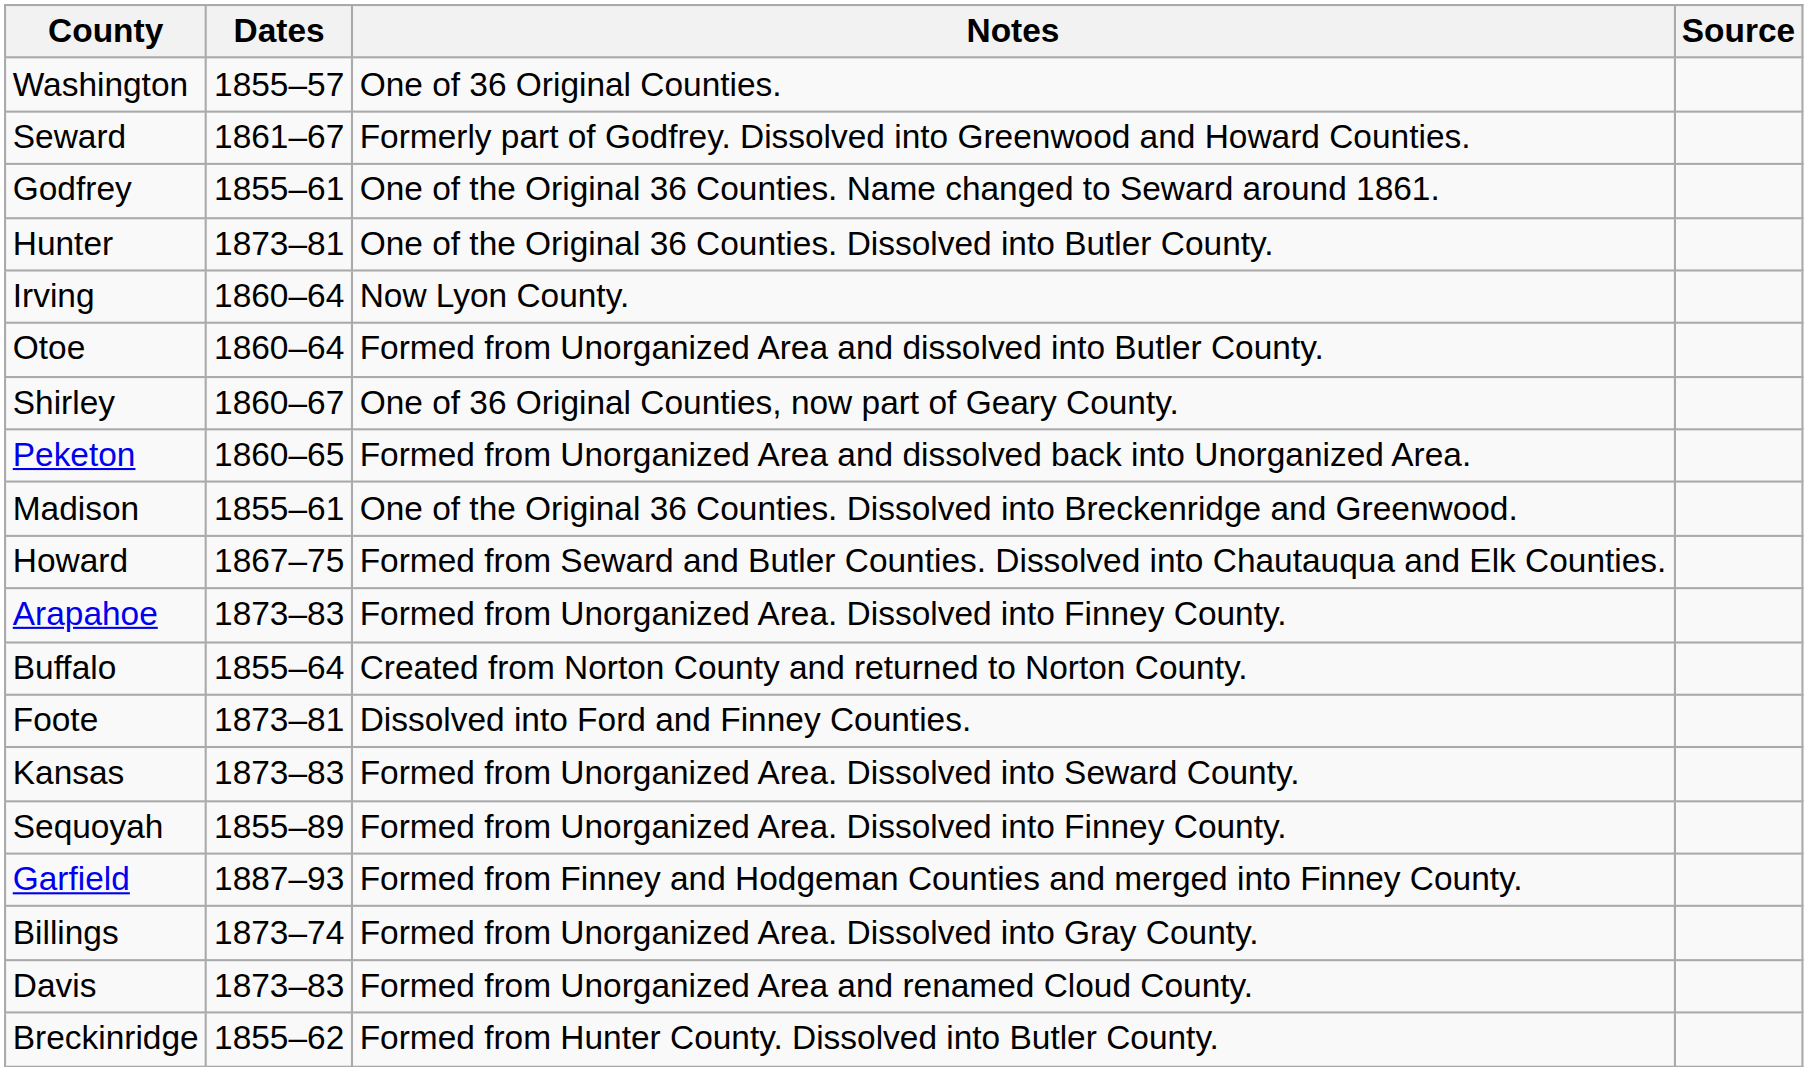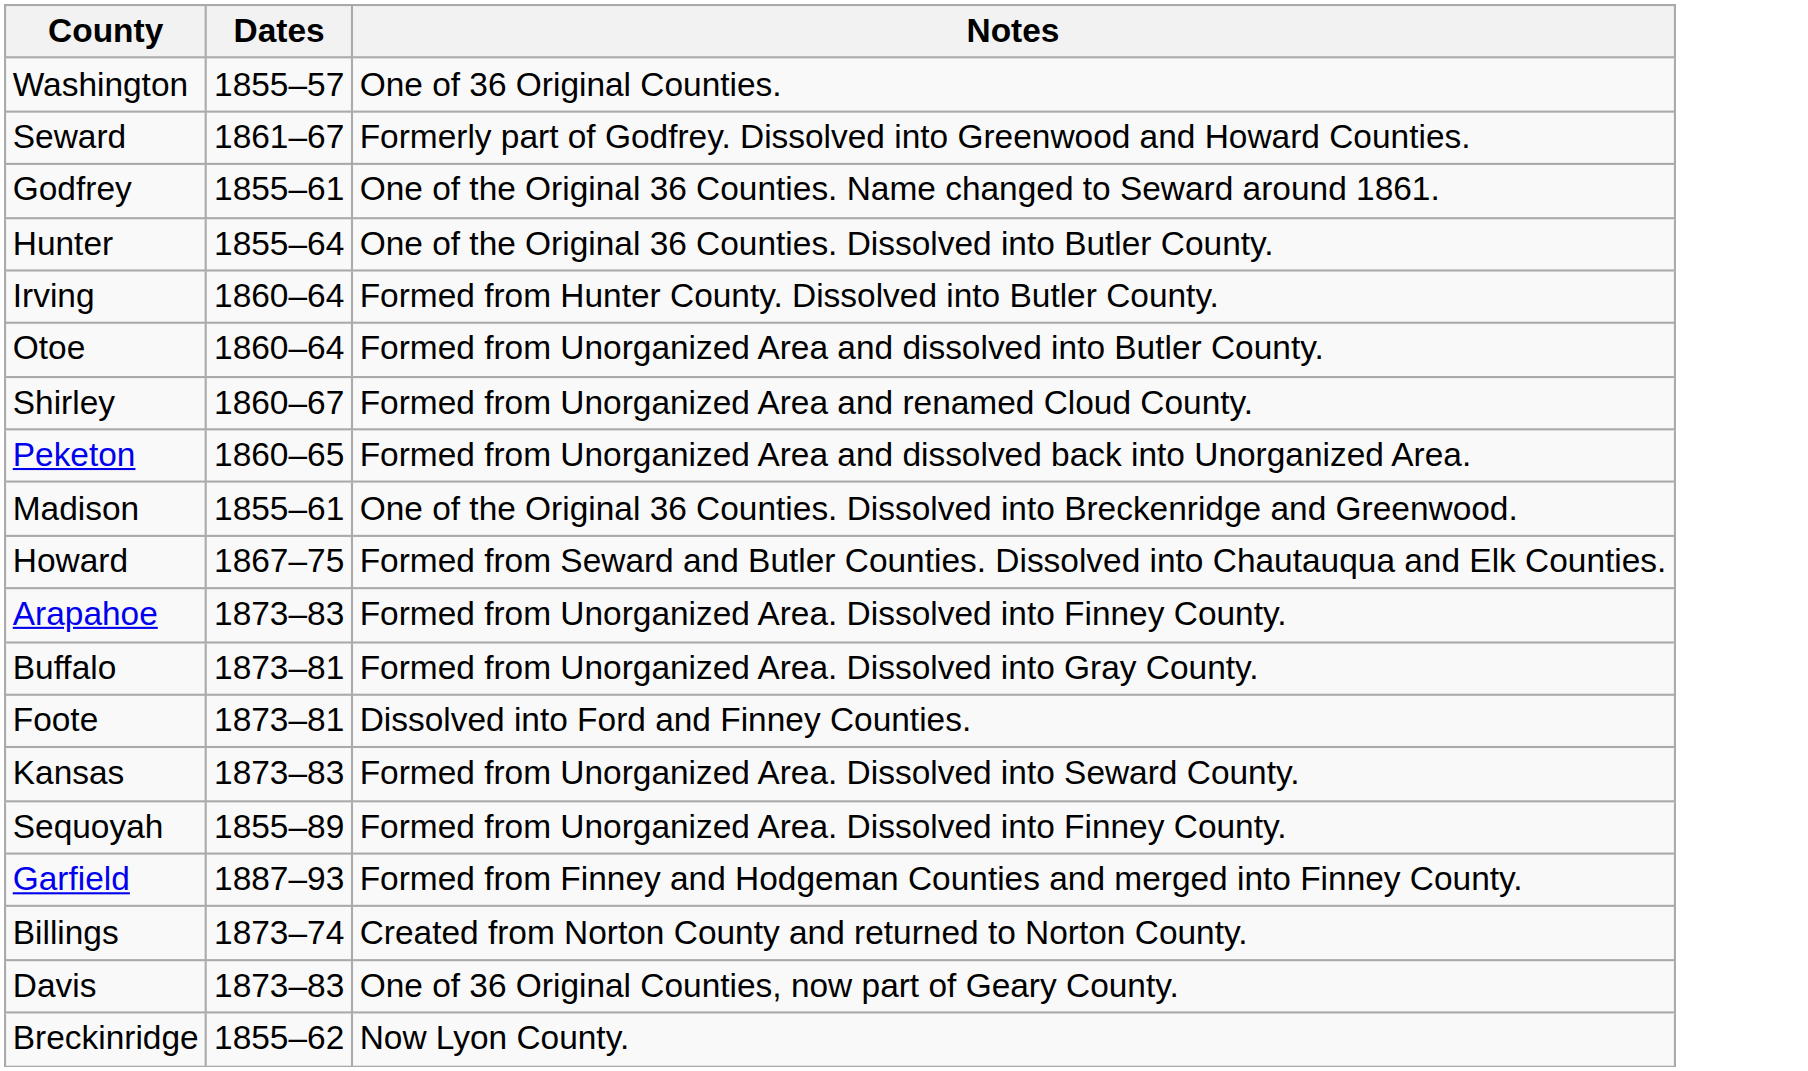- column: (1738, 31)
(279, 243) 1873–81 -> (279, 243) 1855–64
(494, 296) Now Lyon County. -> (789, 296) Formed from Hunter County. Dissolved into Butler County.
(769, 402) One of 36 Original Counties, now part of Geary County. -> (806, 402) Formed from Unorganized Area and renamed Cloud County.
(279, 667) 1855–64 -> (279, 667) 1873–81
(804, 667) Created from Norton County and returned to Norton County. -> (809, 667) Formed from Unorganized Area. Dissolved into Gray County.
(809, 932) Formed from Unorganized Area. Dissolved into Gray County. -> (804, 932) Created from Norton County and returned to Norton County.
(806, 985) Formed from Unorganized Area and renamed Cloud County. -> (769, 985) One of 36 Original Counties, now part of Geary County.
(789, 1038) Formed from Hunter County. Dissolved into Butler County. -> (494, 1038) Now Lyon County.
